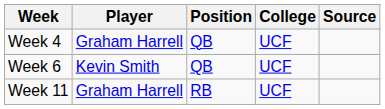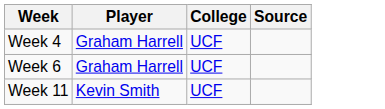- column: (221, 16)
(118, 66) Kevin Smith -> (129, 66) Graham Harrell
(129, 91) Graham Harrell -> (118, 91) Kevin Smith
